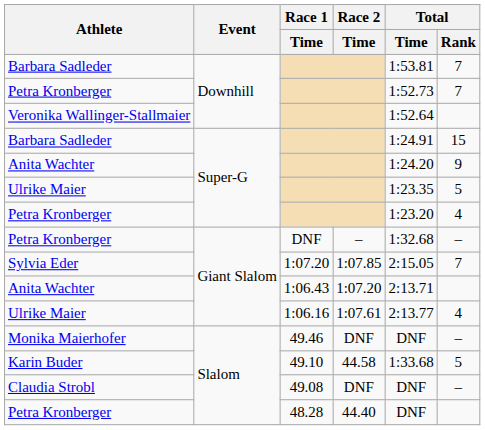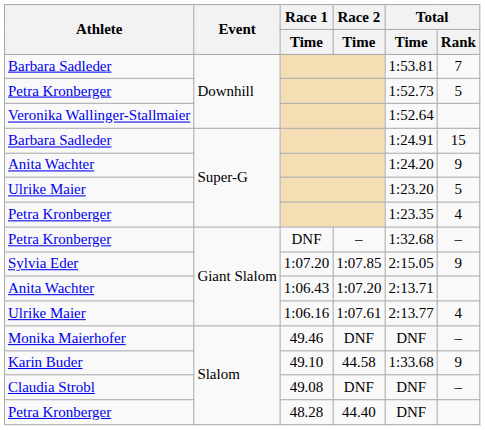(458, 91) 7 -> (458, 91) 5
(411, 190) 1:23.35 -> (411, 190) 1:23.20
(411, 214) 1:23.20 -> (411, 214) 1:23.35
(458, 264) 7 -> (458, 264) 9
(458, 363) 5 -> (458, 363) 9
